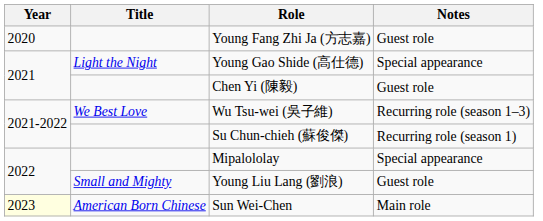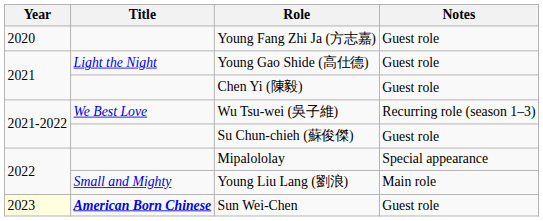(430, 62) Special appearance -> (411, 62) Guest role
(447, 136) Recurring role (season 1) -> (411, 136) Guest role
(405, 182) Guest role -> (409, 182) Main role
(140, 205) normal -> (142, 205) bold
(404, 205) Main role -> (411, 205) Guest role
